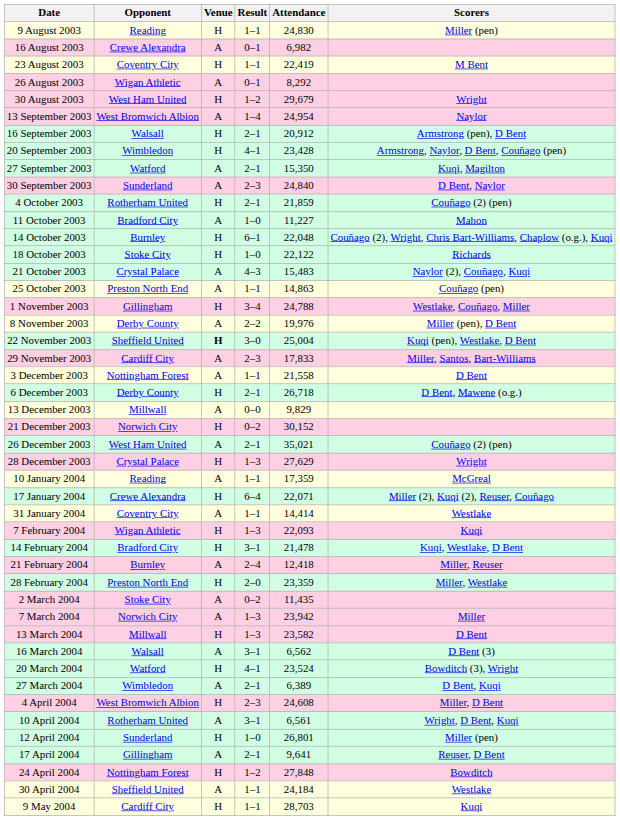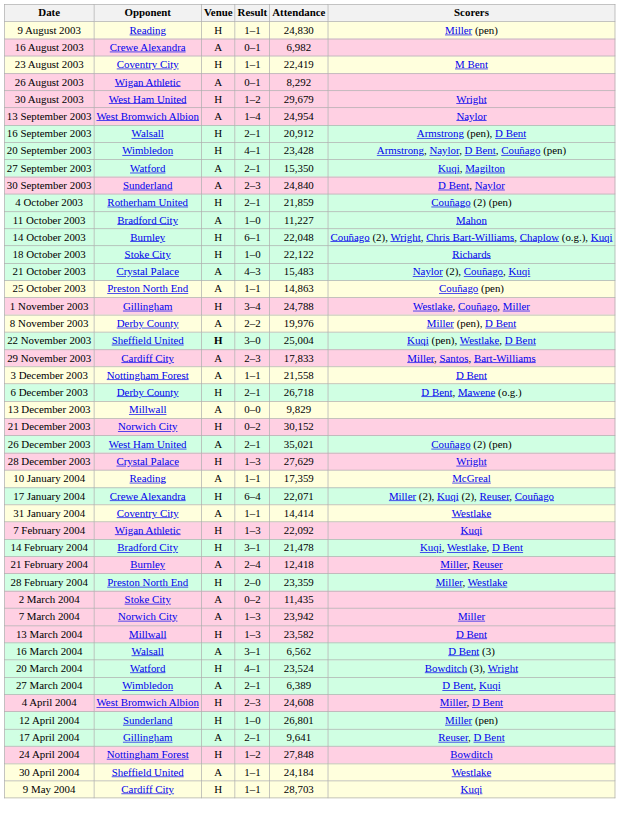(299, 530) 22,093 -> (299, 530) 22,092
- row: (49, 720)
